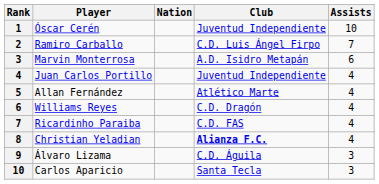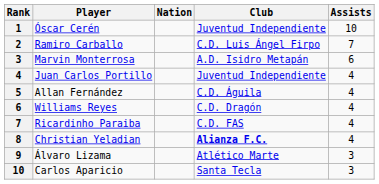(238, 92) Atlético Marte -> (229, 92) C.D. Águila
(229, 155) C.D. Águila -> (238, 155) Atlético Marte
